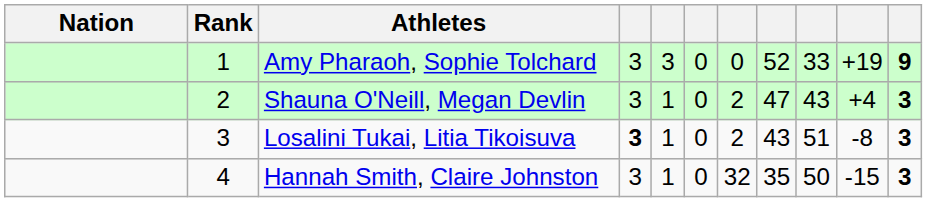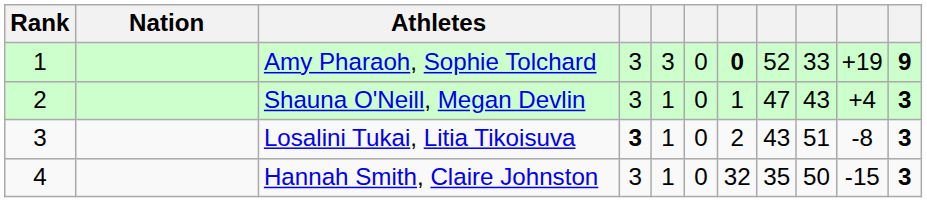columns swapped: (223, 23) <-> (96, 23)
(737, 61) normal -> (737, 61) bold
(737, 100) 2 -> (737, 100) 1
